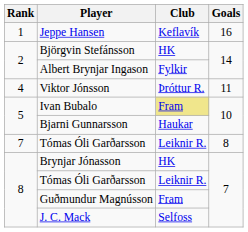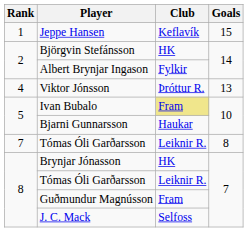(226, 32) 16 -> (226, 32) 15
(226, 87) 11 -> (226, 87) 13
